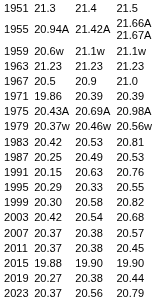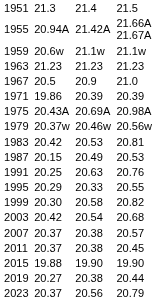(48, 157) 20.25 -> (48, 157) 20.15
(48, 172) 20.15 -> (48, 172) 20.25
